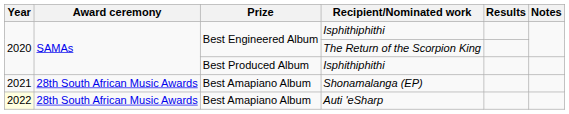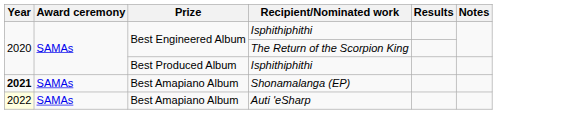(19, 83) normal -> (19, 83) bold
(117, 83) 28th South African Music Awards -> (55, 83) SAMAs
(117, 100) 28th South African Music Awards -> (55, 100) SAMAs
